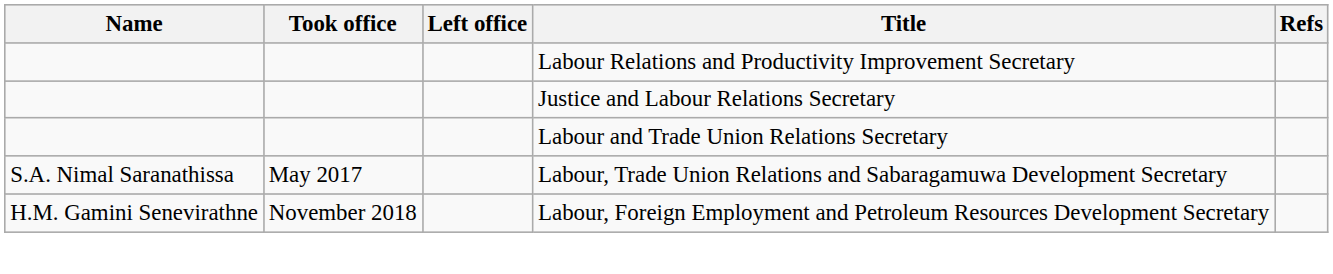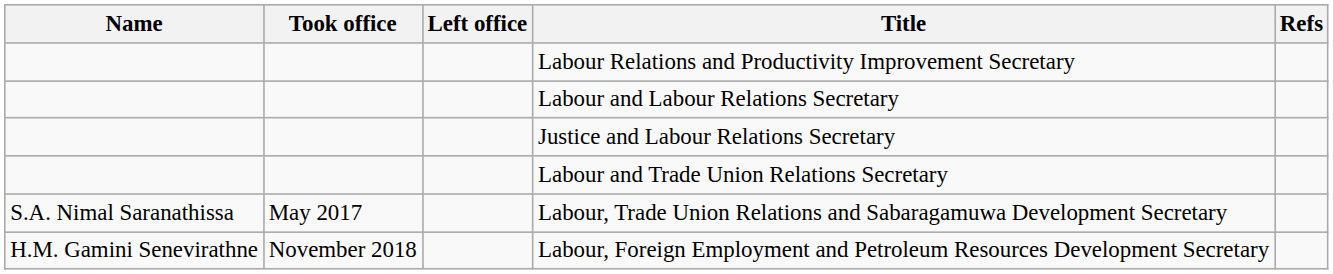+ row: (718, 99)
